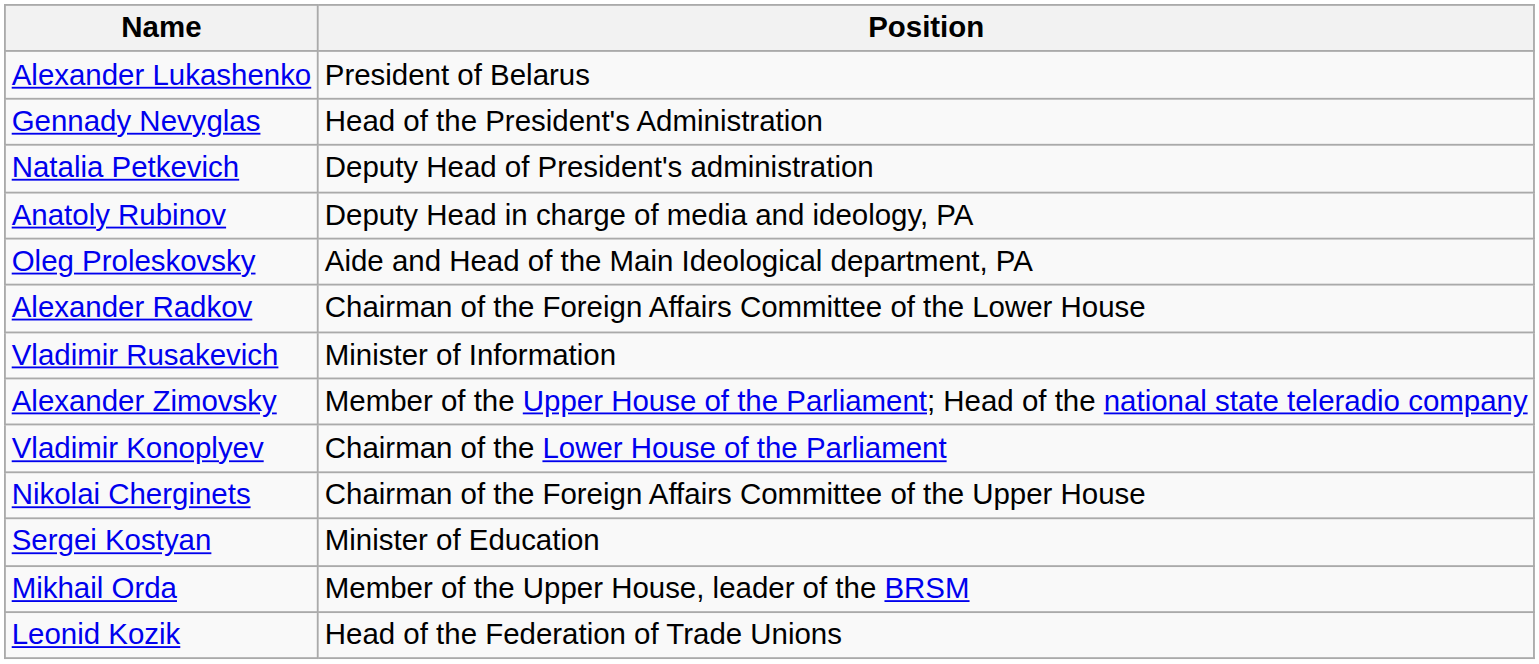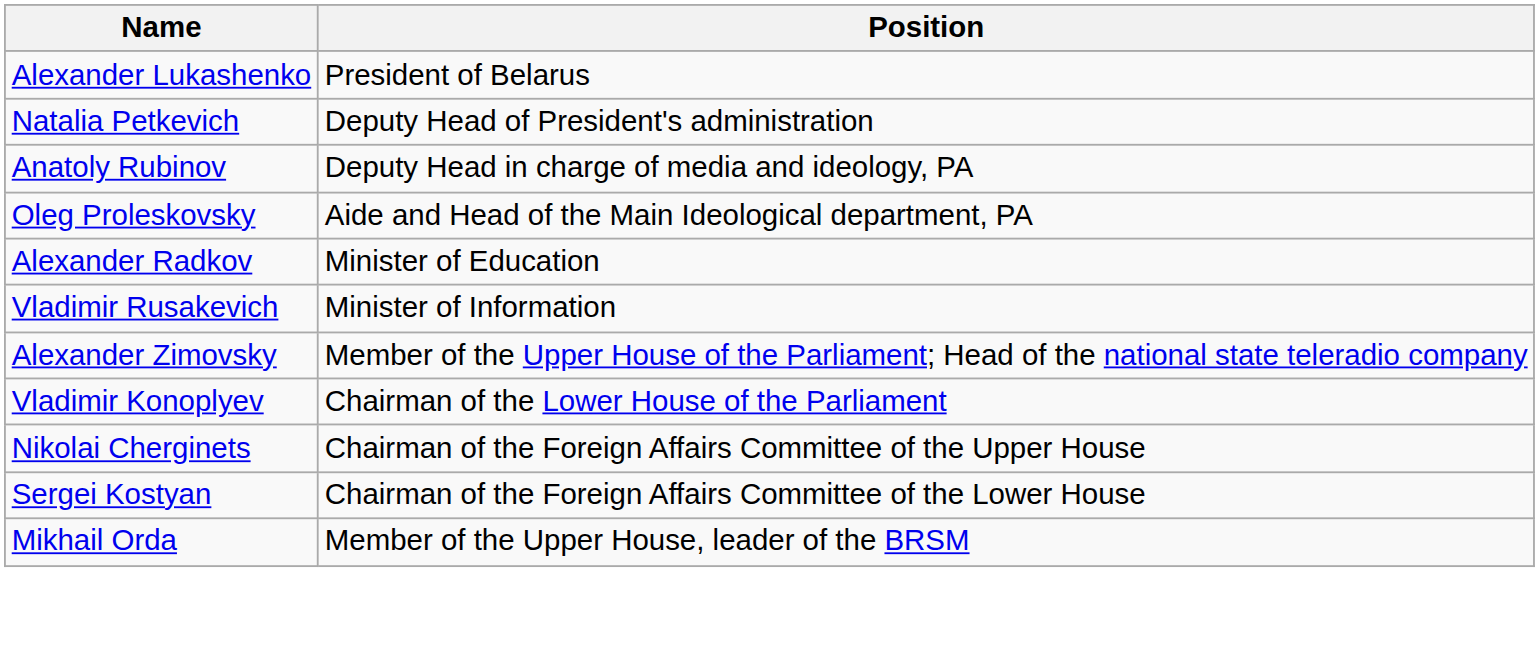- row: (136, 121)
(735, 307) Chairman of the Foreign Affairs Committee of the Lower House -> (462, 261) Minister of Education
(462, 541) Minister of Education -> (735, 494) Chairman of the Foreign Affairs Committee of the Lower House
- row: (96, 634)
